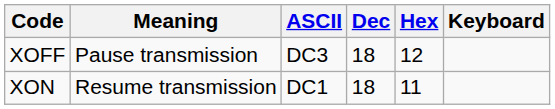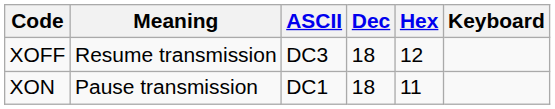(167, 54) Pause transmission -> (176, 54) Resume transmission
(176, 87) Resume transmission -> (167, 87) Pause transmission
